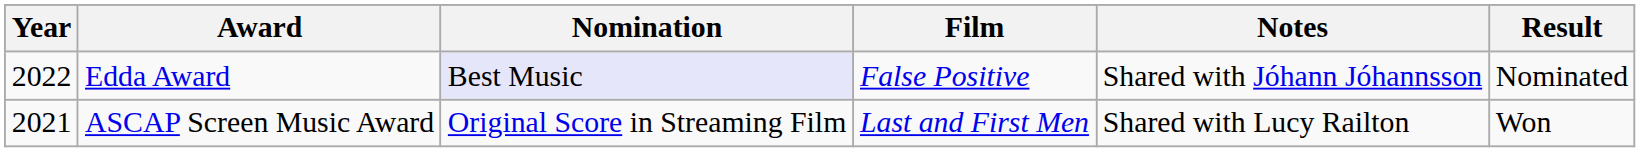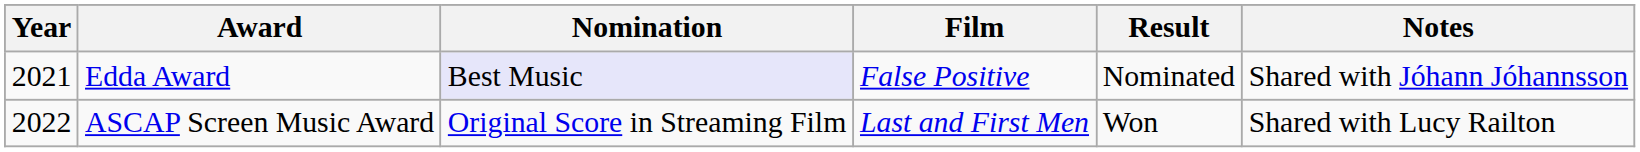columns swapped: (1562, 28) <-> (1292, 28)
(42, 75) 2022 -> (42, 75) 2021
(42, 122) 2021 -> (42, 122) 2022
